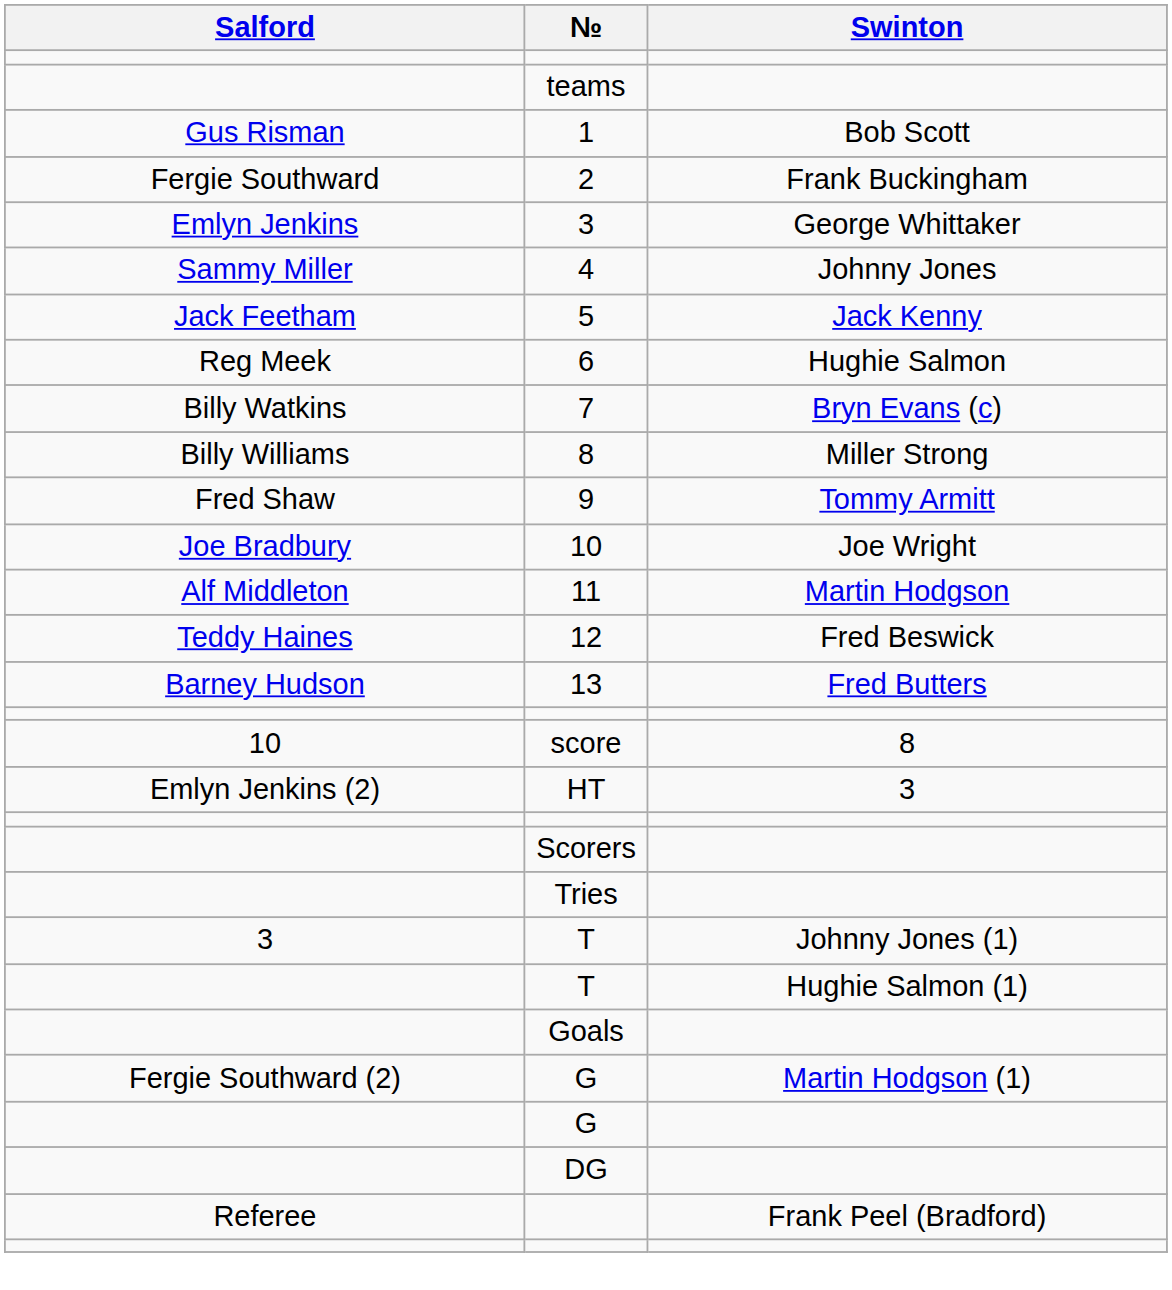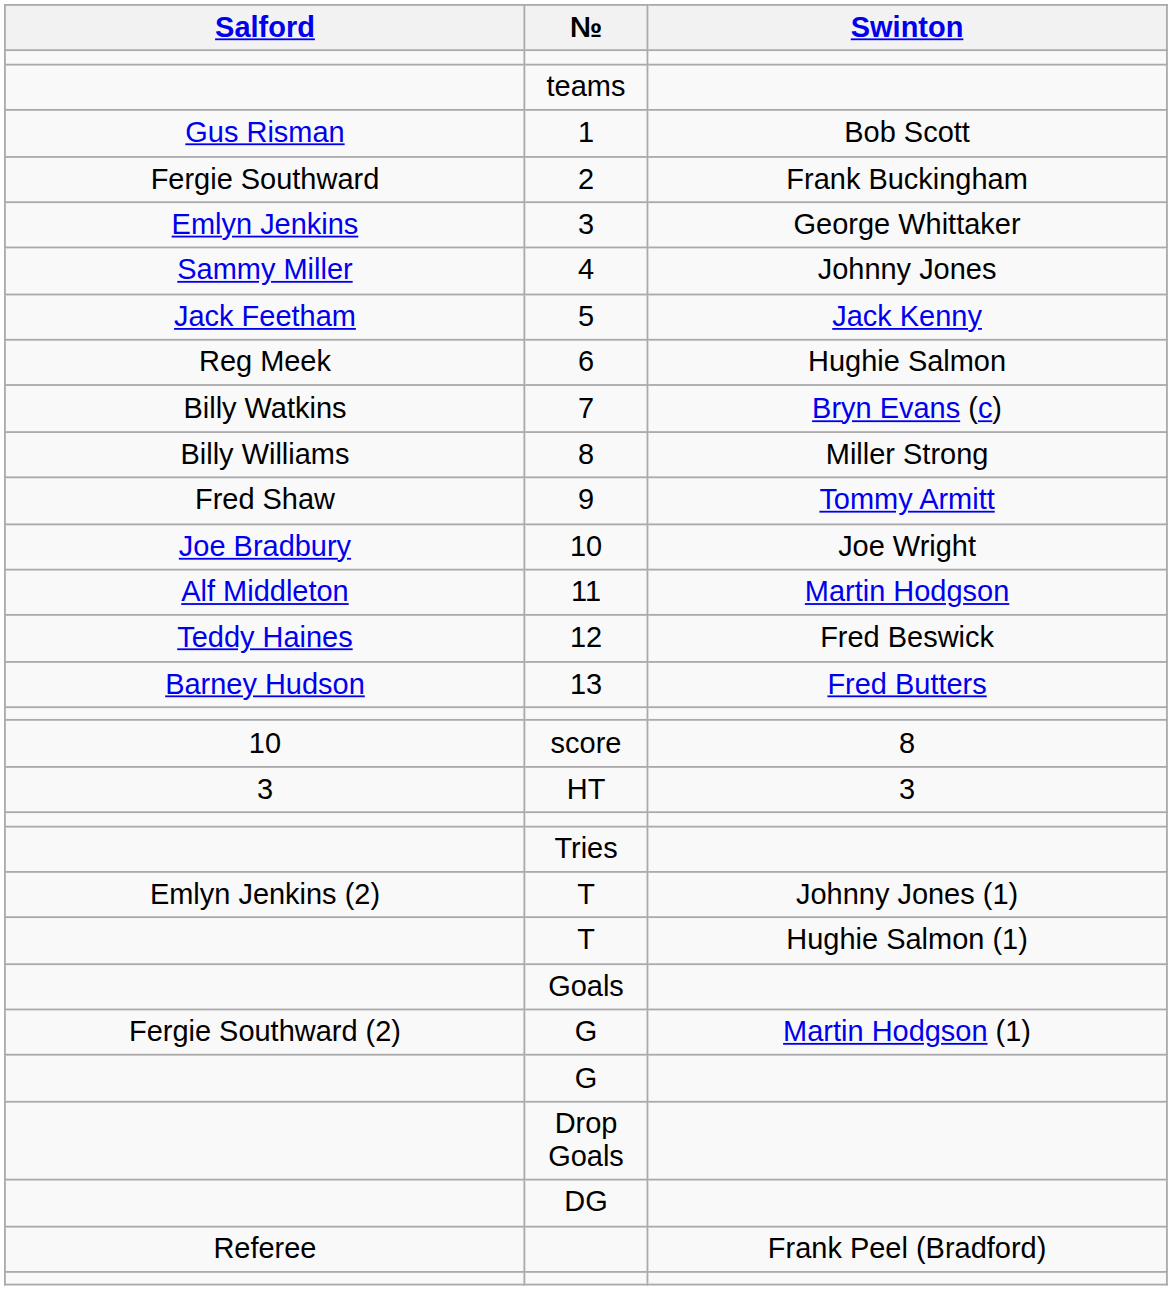(265, 789) Emlyn Jenkins (2) -> (265, 789) 3
- row: (586, 848)
(265, 940) 3 -> (265, 894) Emlyn Jenkins (2)
+ row: (586, 1140)
